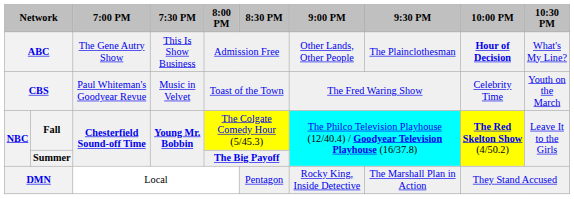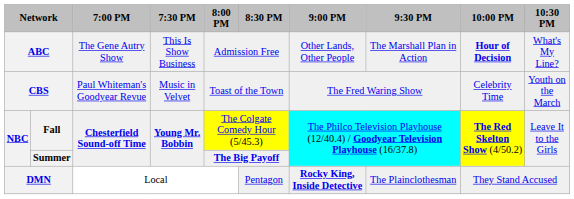(413, 51) The Plainclothesman -> (413, 51) The Marshall Plan in Action
(327, 180) normal -> (327, 180) bold
(413, 180) The Marshall Plan in Action -> (413, 180) The Plainclothesman
